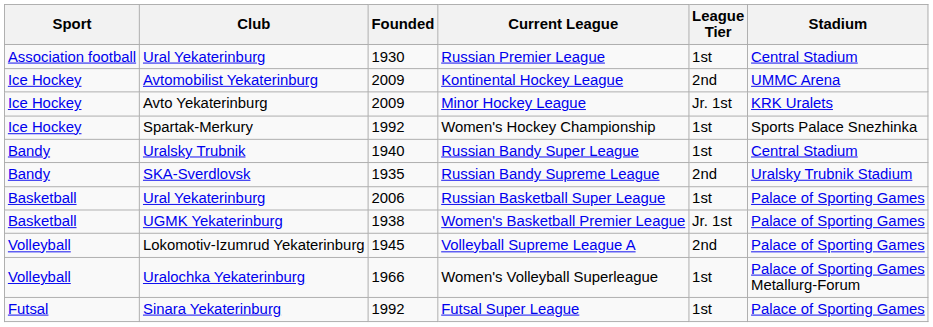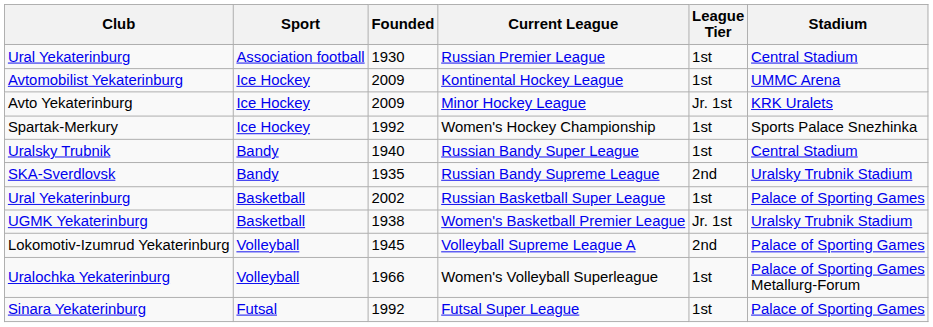columns swapped: (254, 24) <-> (72, 24)
(705, 80) 2nd -> (702, 80) 1st
(388, 198) 2006 -> (388, 198) 2002
(838, 221) Palace of Sporting Games -> (832, 221) Uralsky Trubnik Stadium
